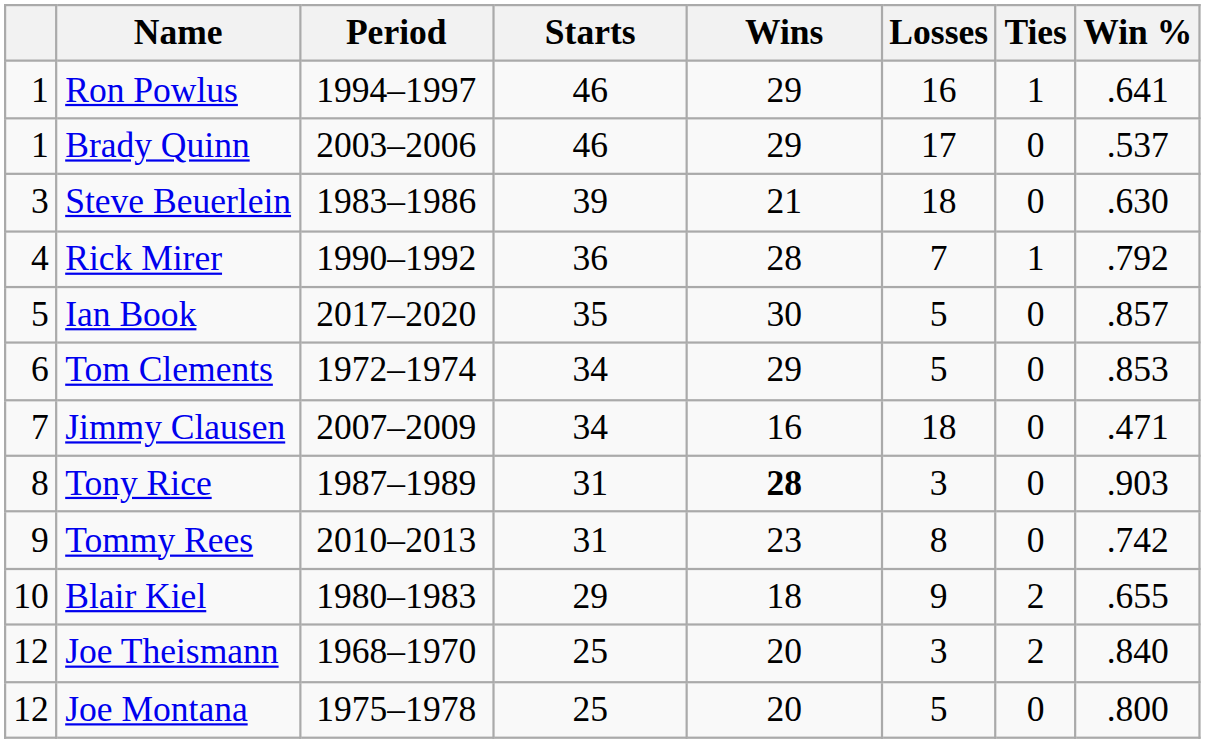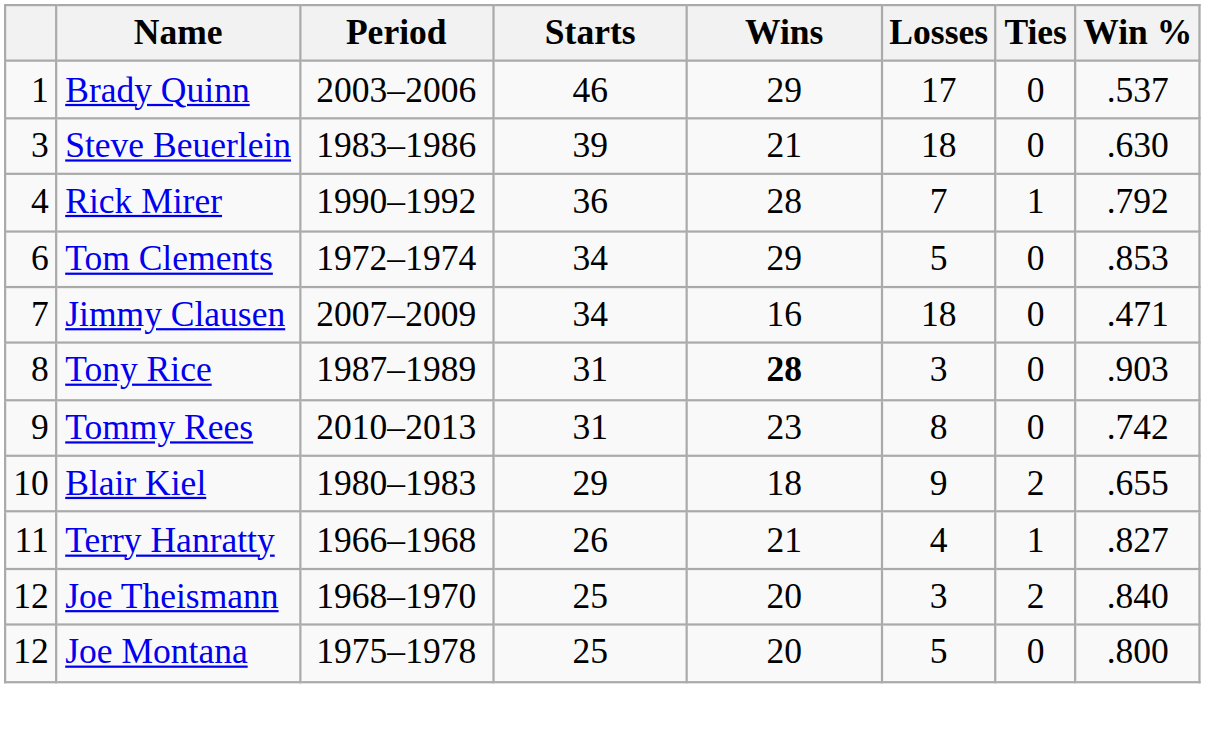- row: (152, 88)
- row: (131, 314)
+ row: (170, 539)
